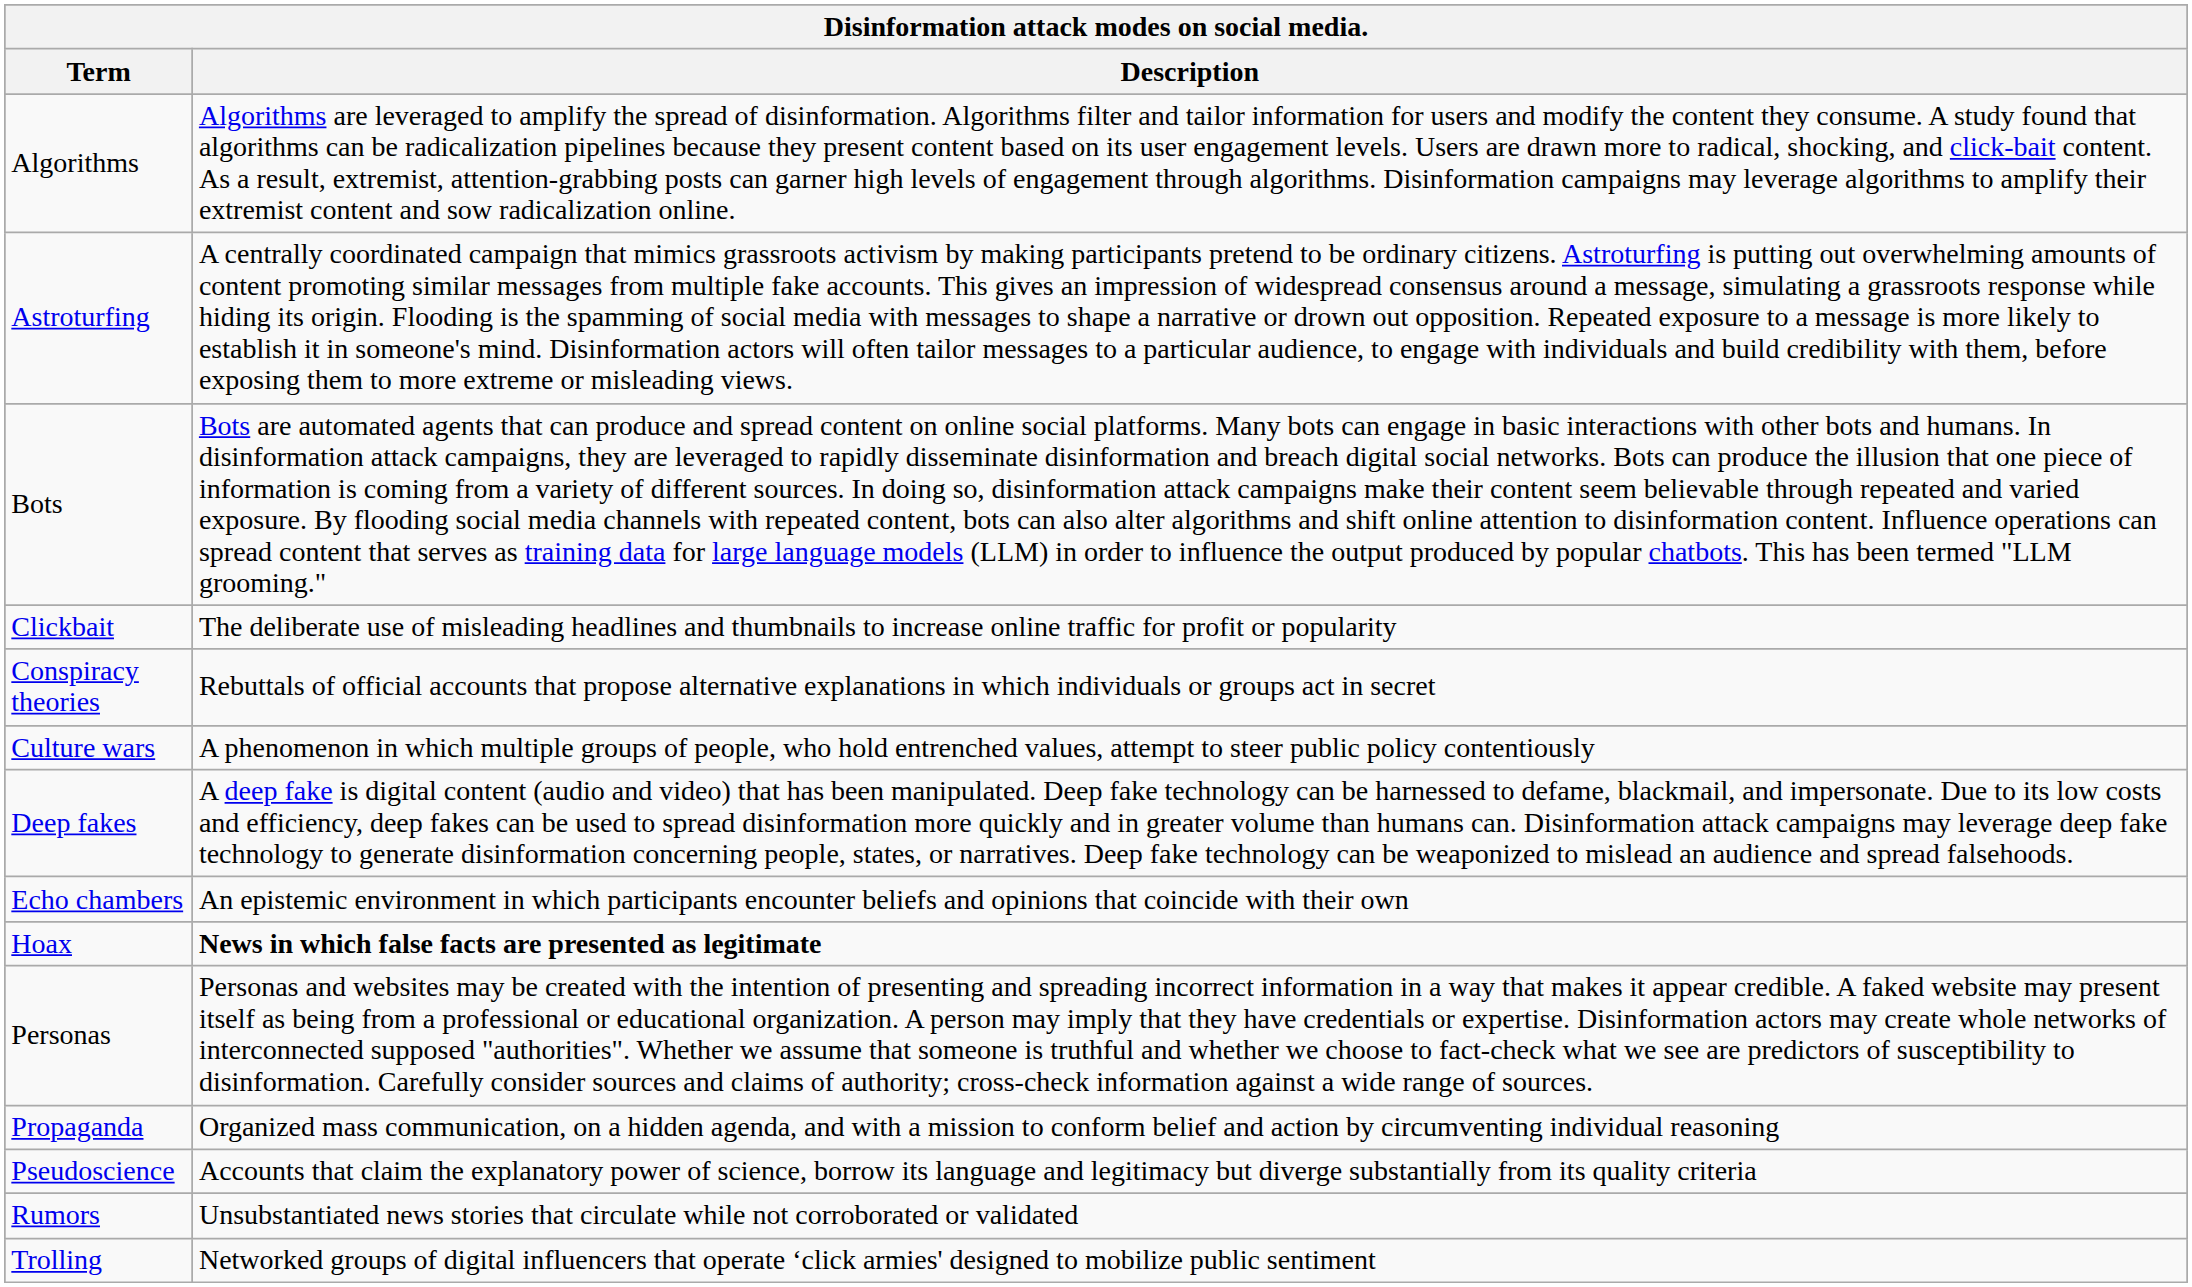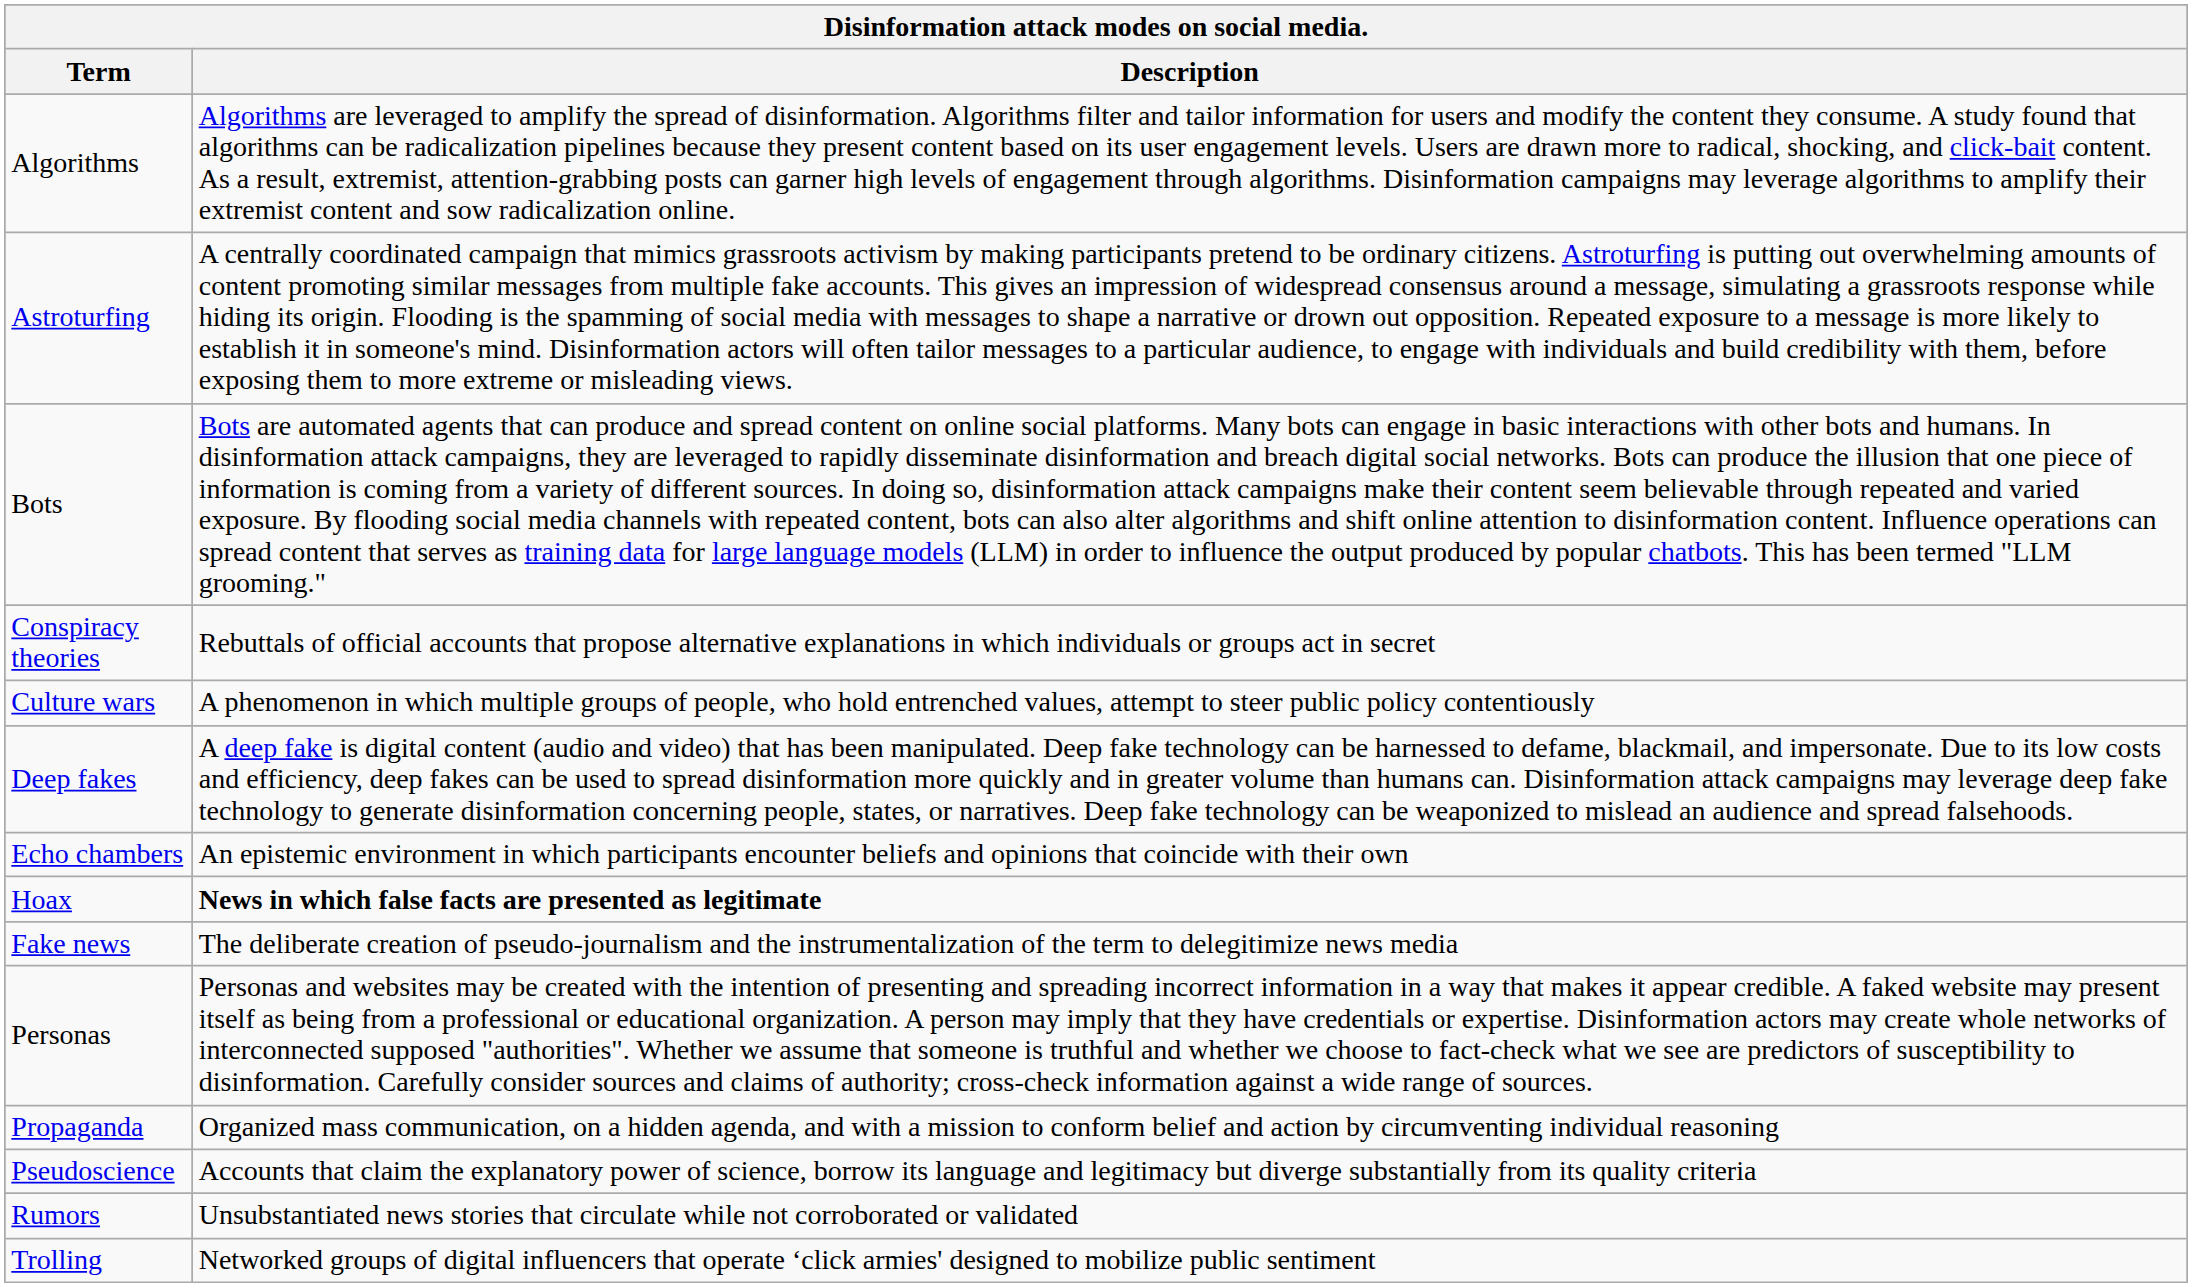- row: (63, 626)
+ row: (71, 943)
